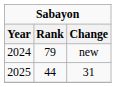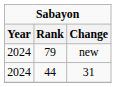(19, 73) 2025 -> (19, 73) 2024
